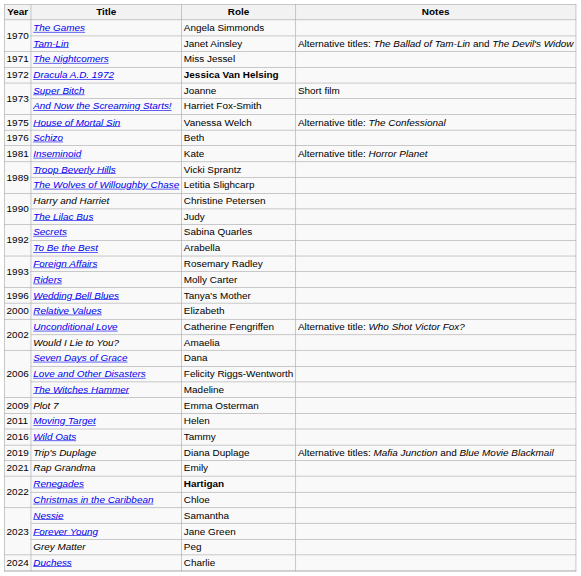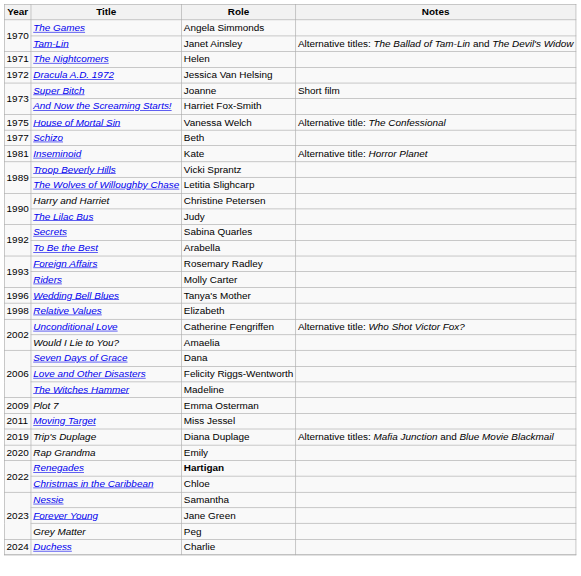(209, 59) Miss Jessel -> (197, 59) Helen
(231, 75) bold -> (228, 75) normal
(18, 138) 1976 -> (18, 138) 1977
(18, 311) 2000 -> (18, 311) 1998
(197, 421) Helen -> (209, 421) Miss Jessel
- row: (55, 437)
(18, 468) 2021 -> (18, 452) 2020
